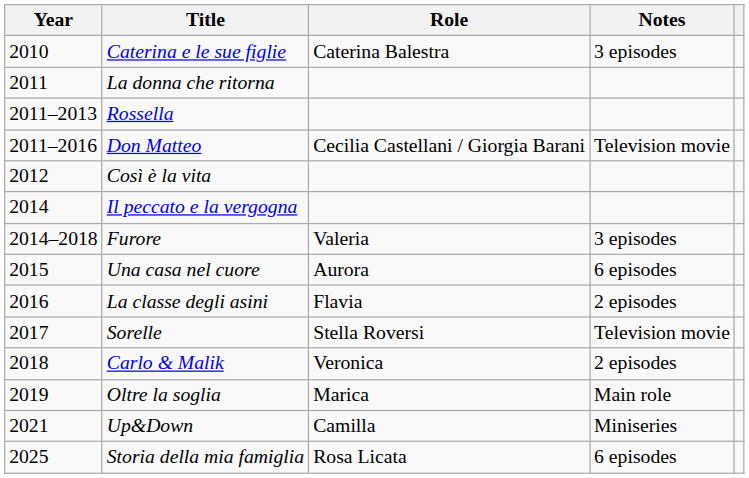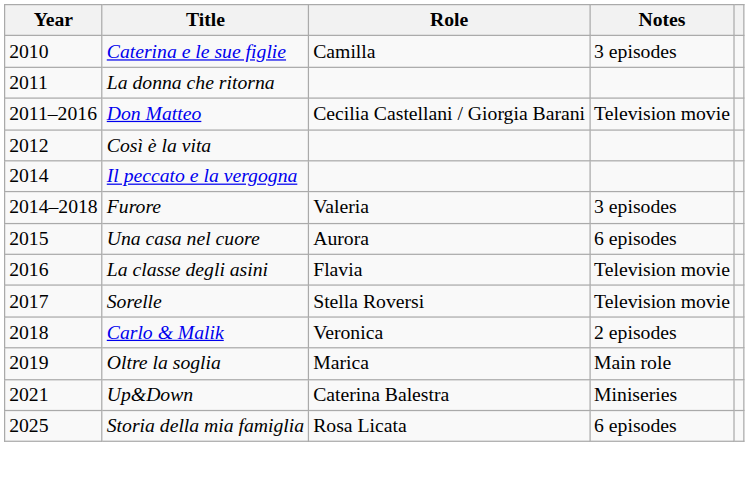(381, 51) Caterina Balestra -> (344, 51) Camilla
- row: (140, 113)
(635, 301) 2 episodes -> (662, 269) Television movie
(344, 425) Camilla -> (381, 394) Caterina Balestra
